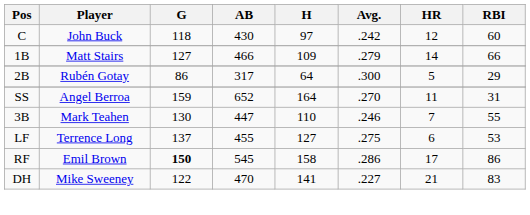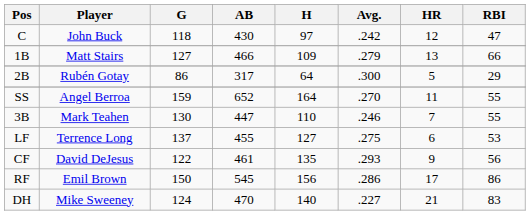(494, 35) 60 -> (494, 35) 47
(432, 55) 14 -> (432, 55) 13
(494, 96) 31 -> (494, 96) 55
+ row: (22, 158)
(182, 158) bold -> (182, 179) normal
(307, 158) 158 -> (307, 179) 156
(182, 179) 122 -> (182, 199) 124
(307, 179) 141 -> (307, 199) 140
